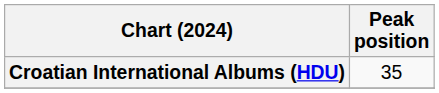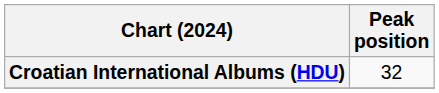(392, 72) 35 -> (392, 72) 32
